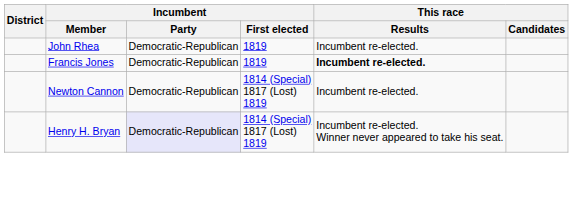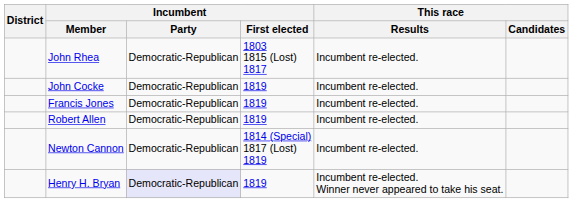(255, 46) 1819 -> (270, 58) 1803 1815 (Lost) 1817
+ row: (76, 86)
(371, 63) bold -> (367, 103) normal
+ row: (77, 120)
(277, 132) 1814 (Special) 1817 (Lost) 1819 -> (255, 183) 1819
